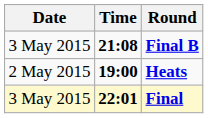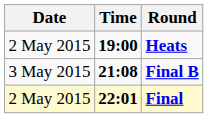rows swapped: (166, 71) <-> (172, 44)
(49, 98) 3 May 2015 -> (49, 98) 2 May 2015
